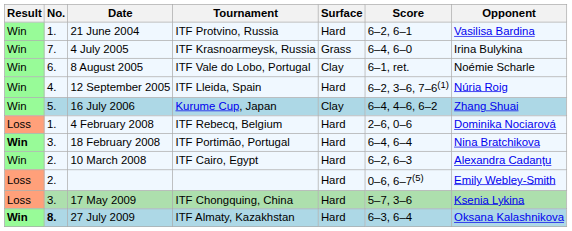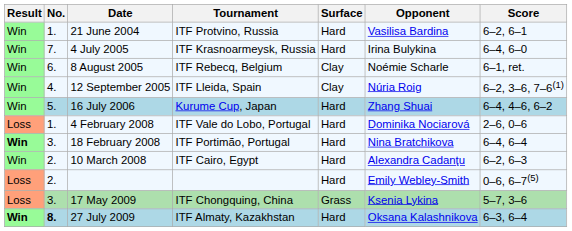columns swapped: (509, 13) <-> (408, 13)
(336, 49) Grass -> (333, 49) Hard
(243, 67) ITF Vale do Lobo, Portugal -> (229, 67) ITF Rebecq, Belgium
(333, 87) Hard -> (332, 87) Clay
(332, 106) Clay -> (333, 106) Hard
(229, 124) ITF Rebecq, Belgium -> (243, 124) ITF Vale do Lobo, Portugal
(333, 199) Hard -> (336, 199) Grass
